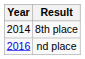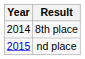(19, 46) 2016 -> (19, 46) 2015
